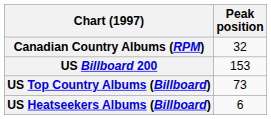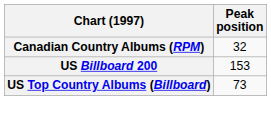- row: (109, 104)
